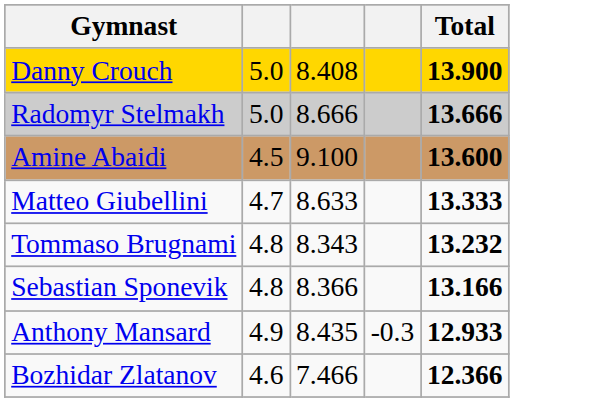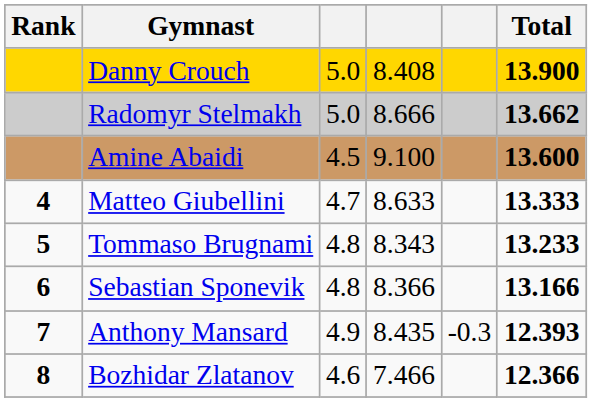+ column: (43, 26)
(465, 113) 13.666 -> (542, 113) 13.662
(465, 244) 13.232 -> (542, 244) 13.233
(465, 331) 12.933 -> (542, 331) 12.393
